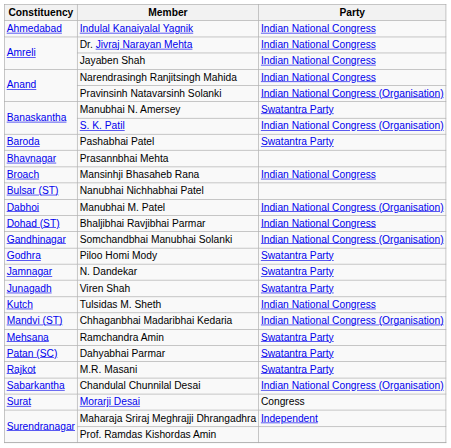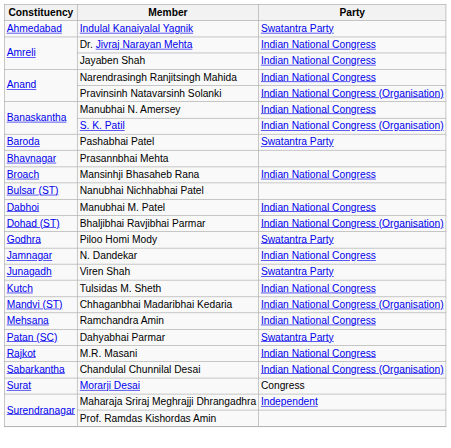(318, 28) Indian National Congress -> (297, 28) Swatantra Party
(297, 110) Swatantra Party -> (318, 110) Indian National Congress
(352, 207) Indian National Congress (Organisation) -> (318, 207) Indian National Congress
(318, 223) Indian National Congress -> (352, 223) Indian National Congress (Organisation)
- row: (156, 239)
(297, 272) Swatantra Party -> (318, 256) Indian National Congress
(297, 337) Swatantra Party -> (318, 321) Indian National Congress
(297, 369) Swatantra Party -> (318, 353) Indian National Congress
